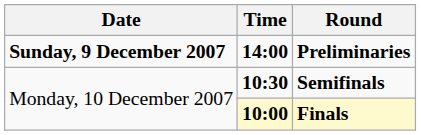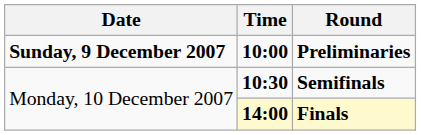(265, 51) 14:00 -> (265, 51) 10:00
(265, 113) 10:00 -> (265, 113) 14:00
